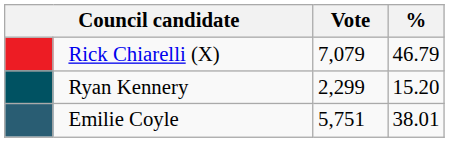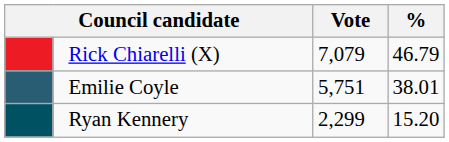rows swapped: (118, 119) <-> (123, 86)
